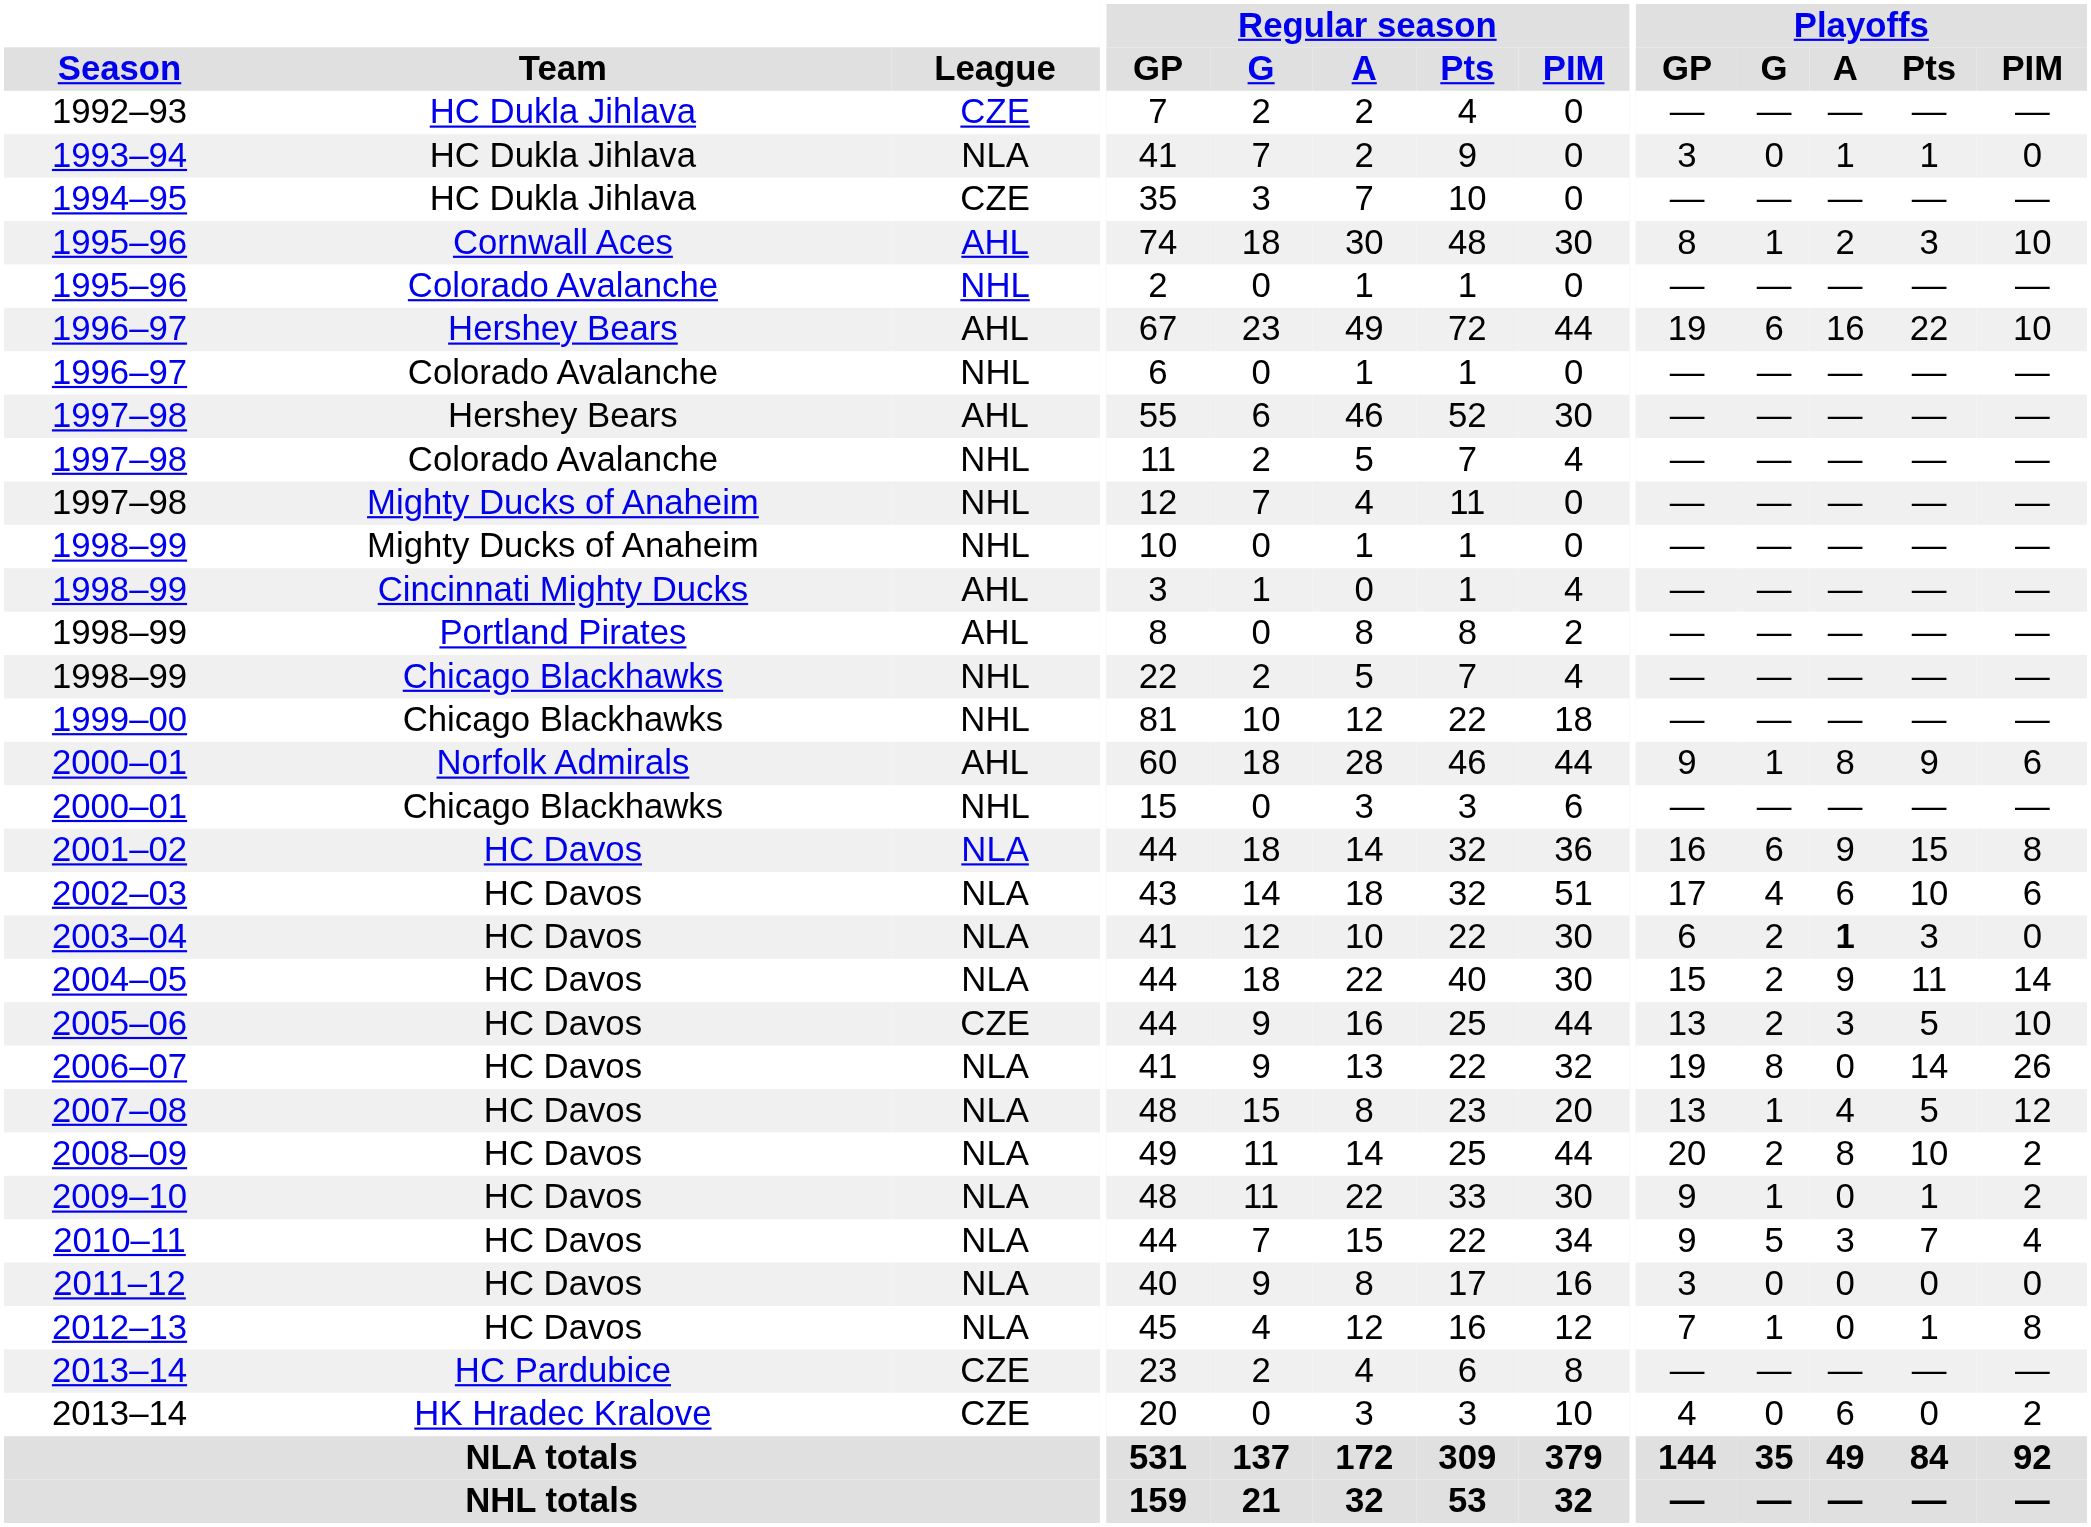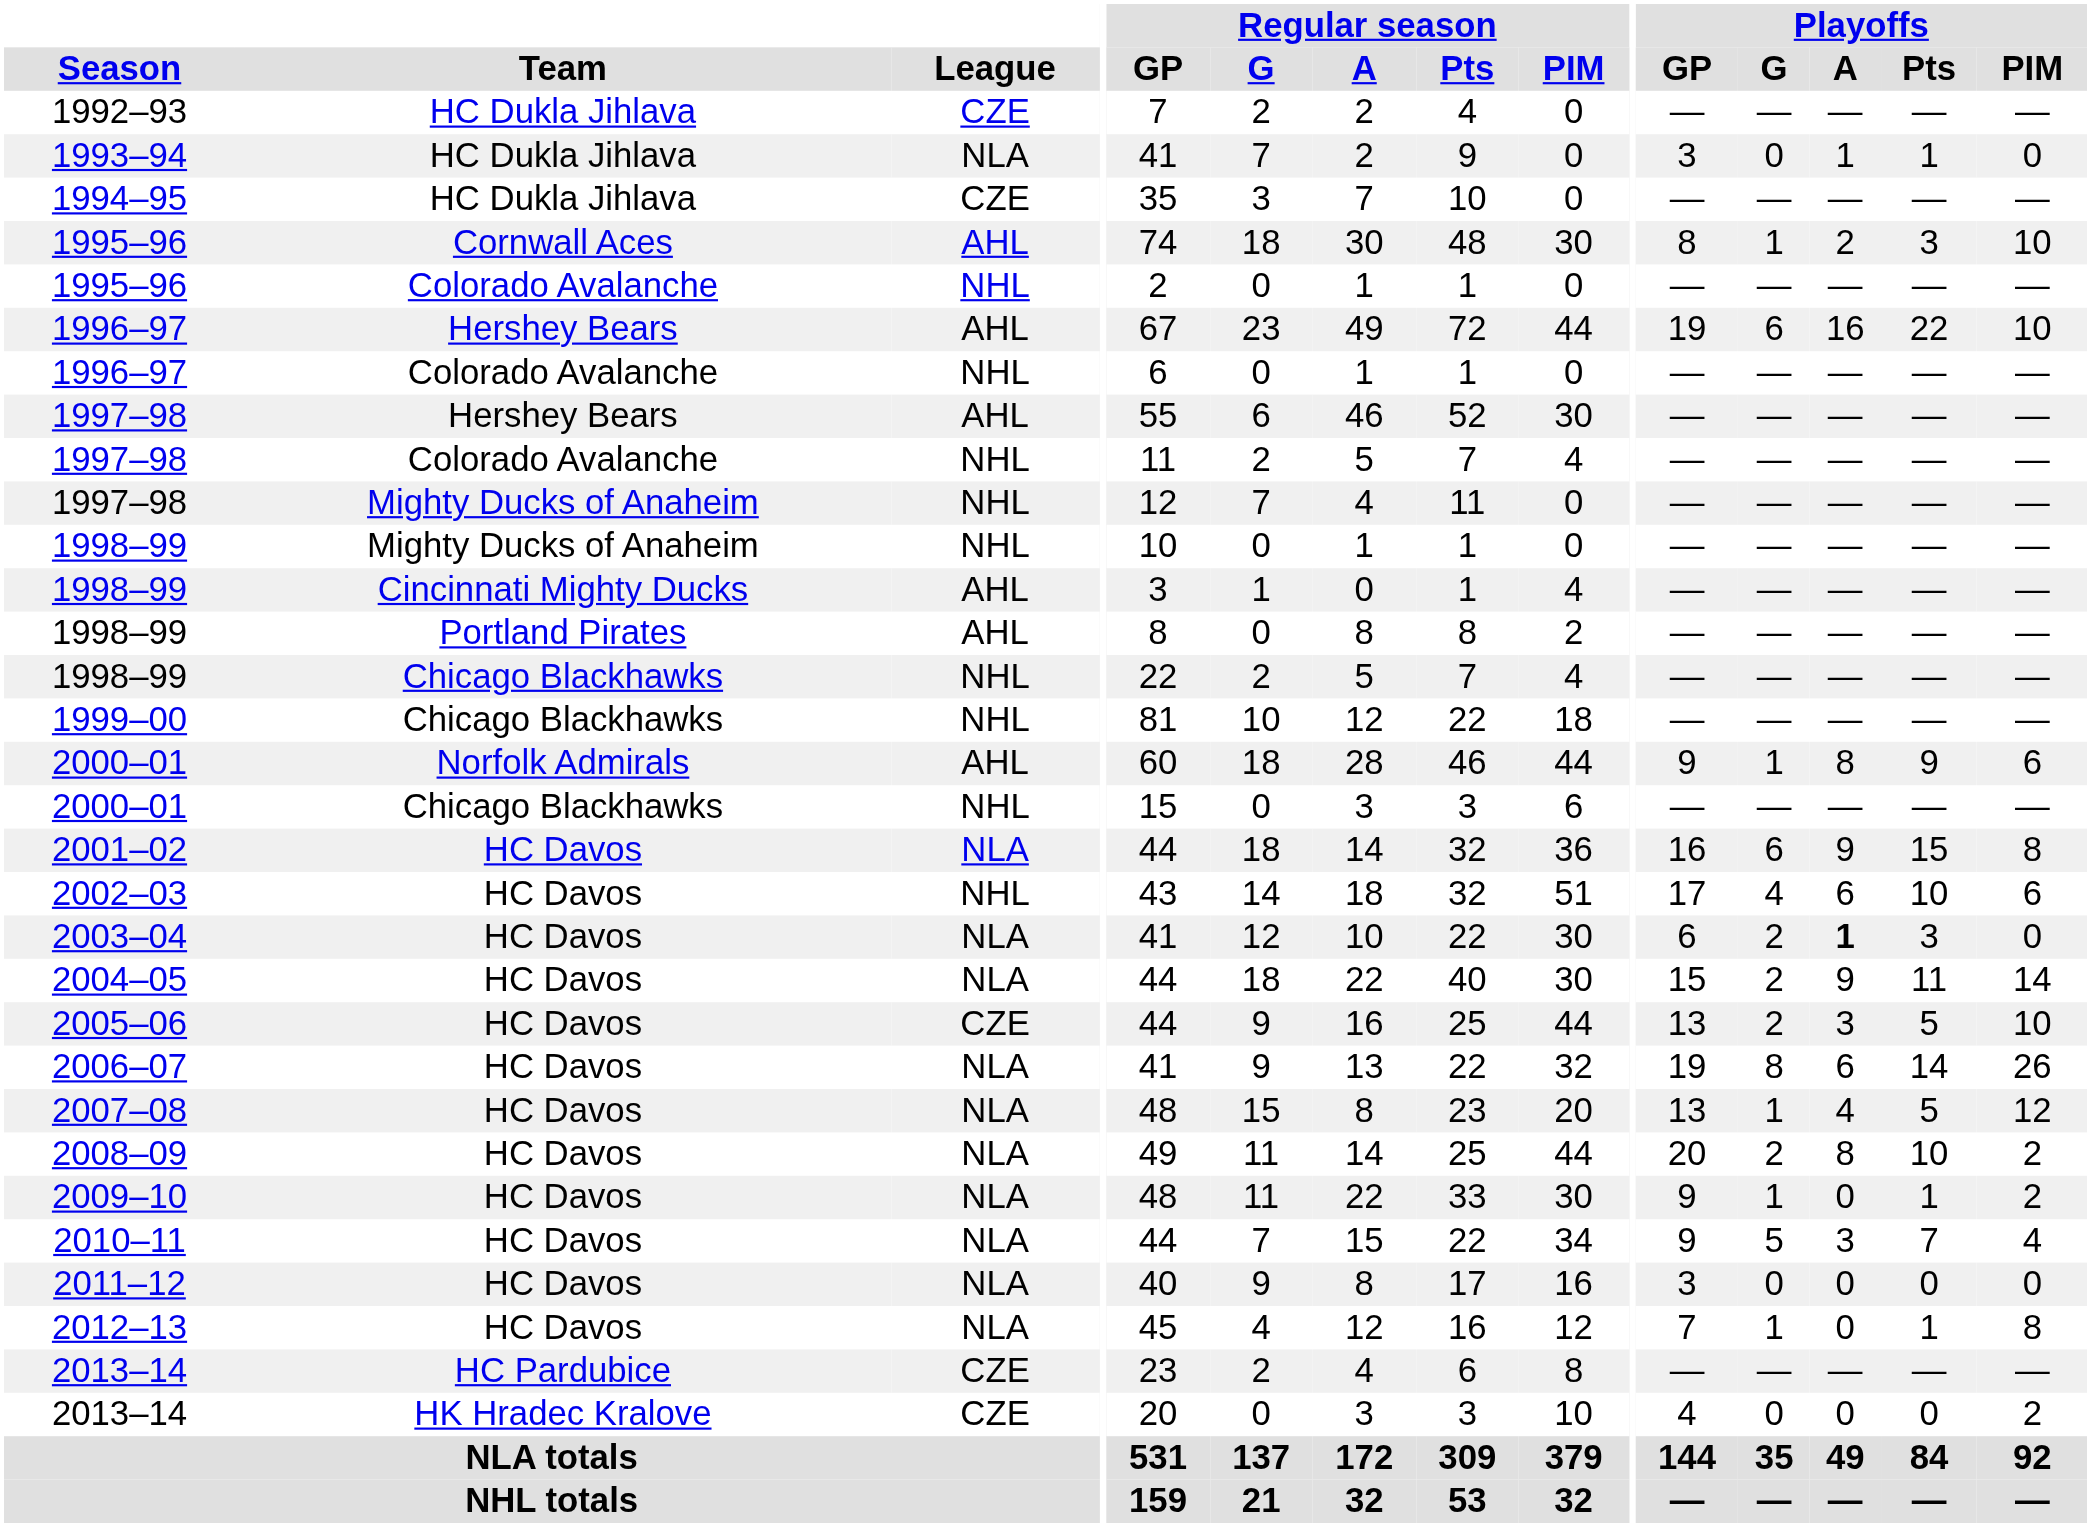(995, 893) NLA -> (995, 893) NHL
(1845, 1066) 0 -> (1845, 1066) 6
(1845, 1413) 6 -> (1845, 1413) 0
